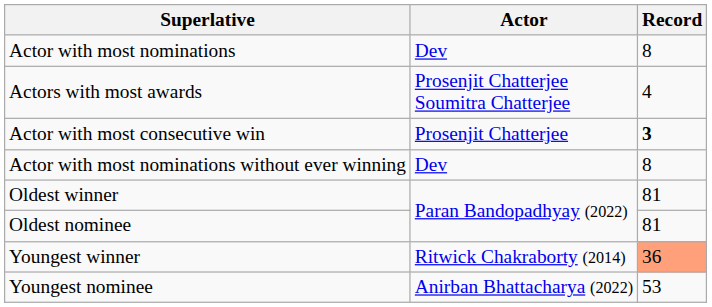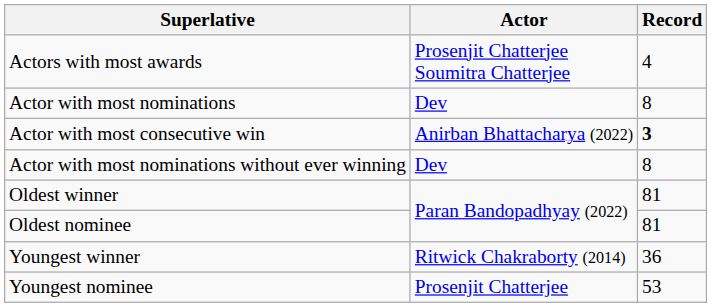rows swapped: (106, 92) <-> (122, 50)
(491, 133) Prosenjit Chatterjee -> (524, 133) Anirban Bhattacharya (2022)
(652, 256) lightsalmon background -> (652, 256) no background
(524, 287) Anirban Bhattacharya (2022) -> (491, 287) Prosenjit Chatterjee
